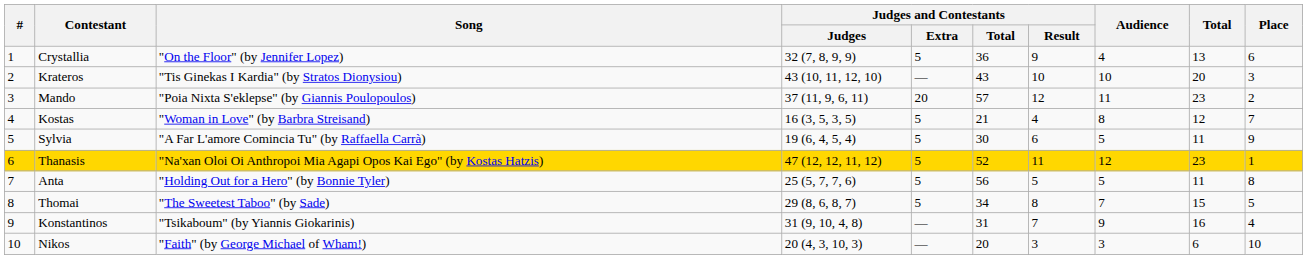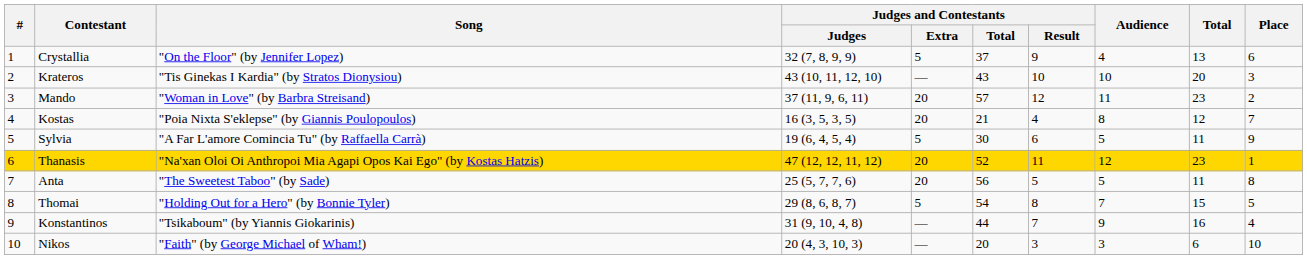(982, 56) 36 -> (982, 56) 37
(287, 98) "Poia Nixta S'eklepse" (by Giannis Poulopoulos) -> (264, 98) "Woman in Love" (by Barbra Streisand)
(264, 118) "Woman in Love" (by Barbra Streisand) -> (287, 118) "Poia Nixta S'eklepse" (by Giannis Poulopoulos)
(918, 118) 5 -> (921, 118) 20
(918, 160) 5 -> (921, 160) 20
(274, 181) "Holding Out for a Hero" (by Bonnie Tyler) -> (244, 181) "The Sweetest Taboo" (by Sade)
(918, 181) 5 -> (921, 181) 20
(244, 202) "The Sweetest Taboo" (by Sade) -> (274, 202) "Holding Out for a Hero" (by Bonnie Tyler)
(982, 202) 34 -> (982, 202) 54
(982, 222) 31 -> (982, 222) 44
